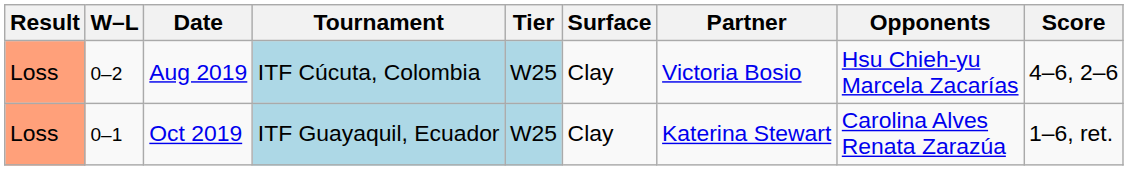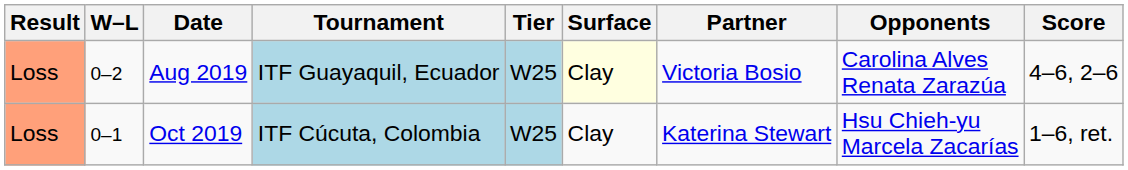(369, 71) ITF Cúcuta, Colombia -> (379, 71) ITF Guayaquil, Ecuador
(591, 71) no background -> (591, 71) lightyellow background
(930, 71) Hsu Chieh-yu Marcela Zacarías -> (924, 71) Carolina Alves Renata Zarazúa
(379, 133) ITF Guayaquil, Ecuador -> (369, 133) ITF Cúcuta, Colombia
(924, 133) Carolina Alves Renata Zarazúa -> (930, 133) Hsu Chieh-yu Marcela Zacarías
